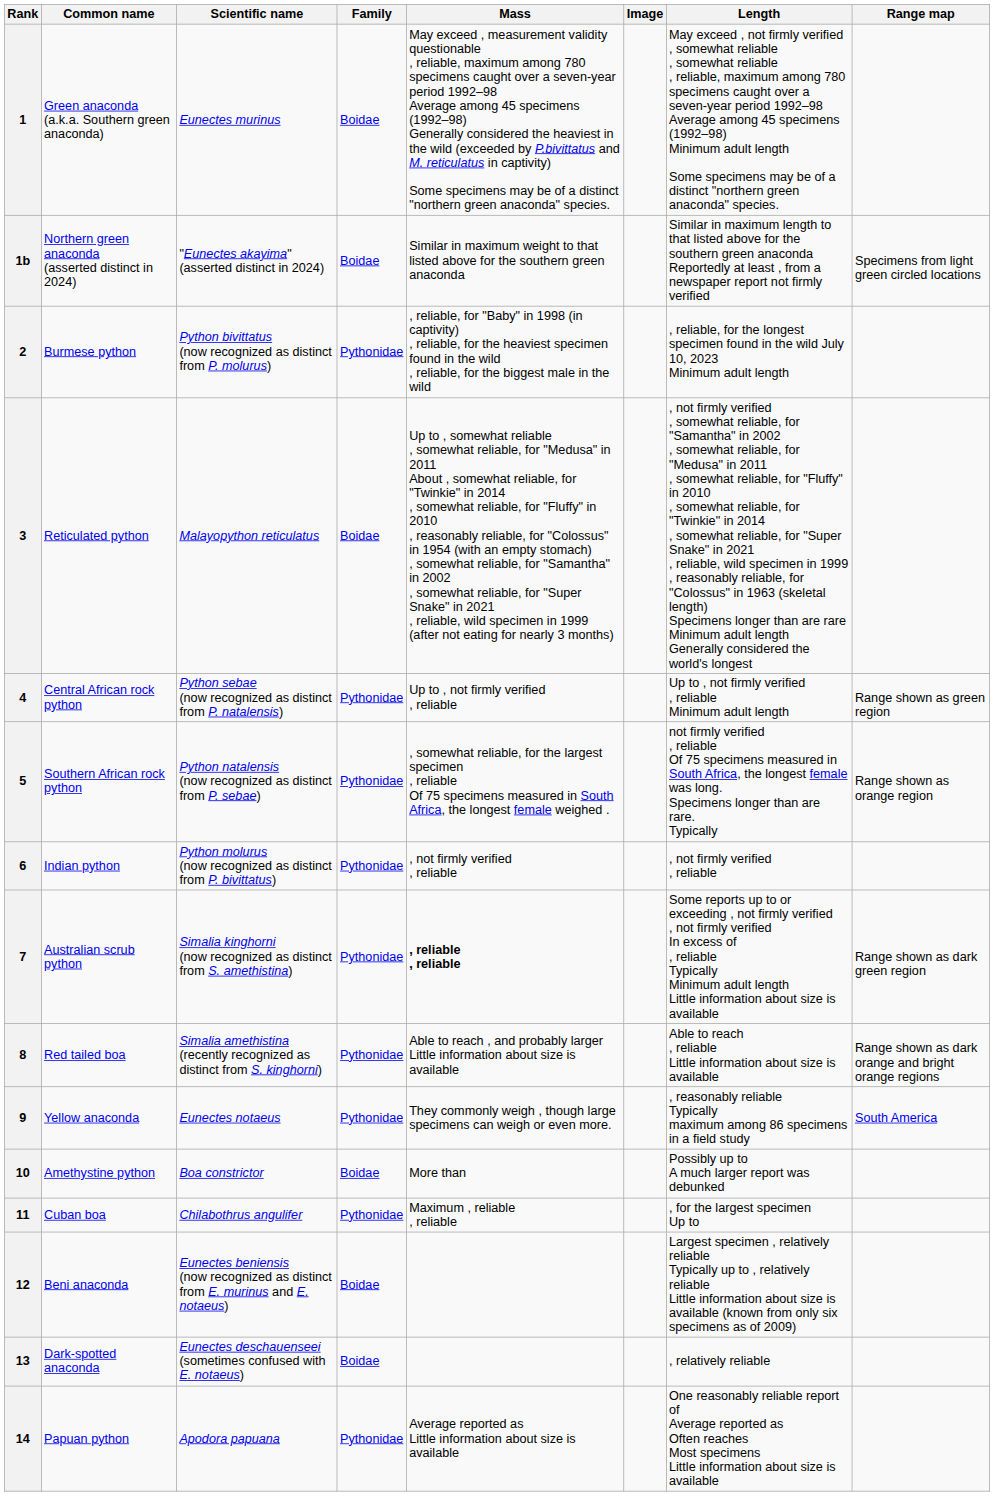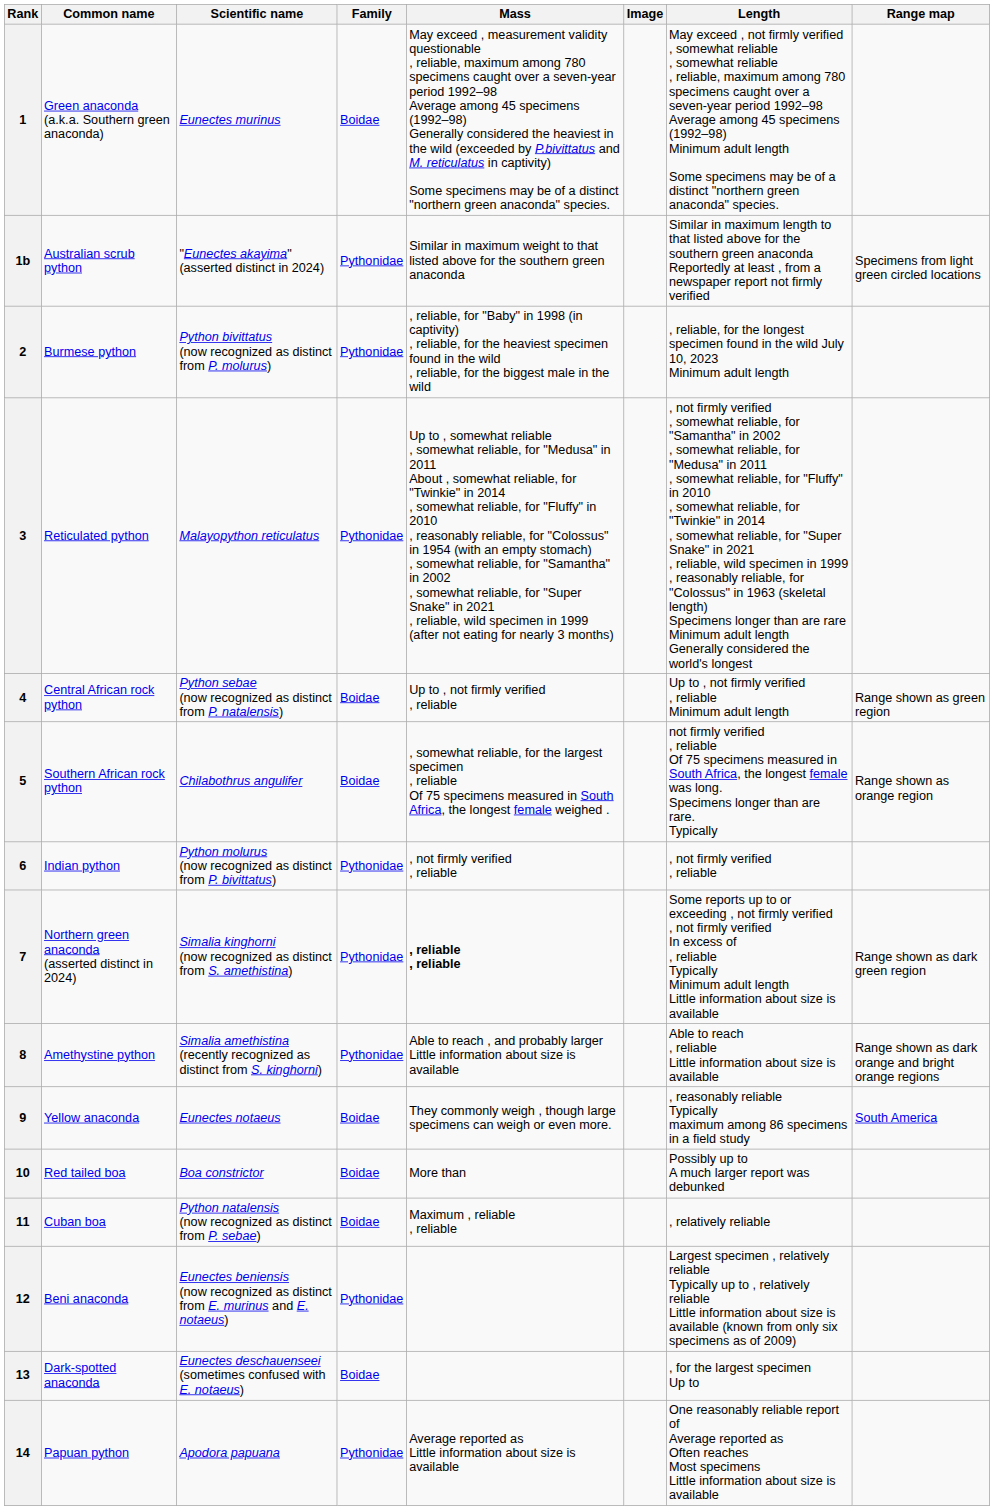(98, 260) Northern green anaconda (asserted distinct in 2024) -> (89, 260) Australian scrub python
(360, 260) Boidae -> (372, 260) Pythonidae
(360, 535) Boidae -> (372, 535) Pythonidae
(372, 697) Pythonidae -> (360, 697) Boidae
(256, 781) Python natalensis (now recognized as distinct from P. sebae) -> (241, 781) Chilabothrus angulifer
(372, 781) Pythonidae -> (360, 781) Boidae
(89, 956) Australian scrub python -> (98, 956) Northern green anaconda (asserted distinct in 2024)
(85, 1055) Red tailed boa -> (100, 1055) Amethystine python
(372, 1117) Pythonidae -> (360, 1117) Boidae
(100, 1173) Amethystine python -> (85, 1173) Red tailed boa
(241, 1214) Chilabothrus angulifer -> (256, 1222) Python natalensis (now recognized as distinct from P. sebae)
(372, 1214) Pythonidae -> (360, 1222) Boidae
(740, 1214) , for the largest specimen Up to -> (720, 1222) , relatively reliable
(360, 1284) Boidae -> (372, 1298) Pythonidae
(720, 1361) , relatively reliable -> (740, 1375) , for the largest specimen Up to
